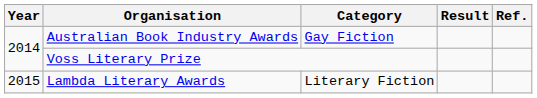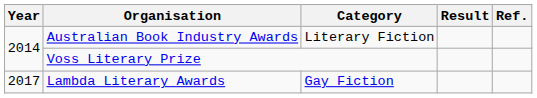(349, 38) Gay Fiction -> (370, 38) Literary Fiction
(24, 82) 2015 -> (24, 82) 2017
(370, 82) Literary Fiction -> (349, 82) Gay Fiction
